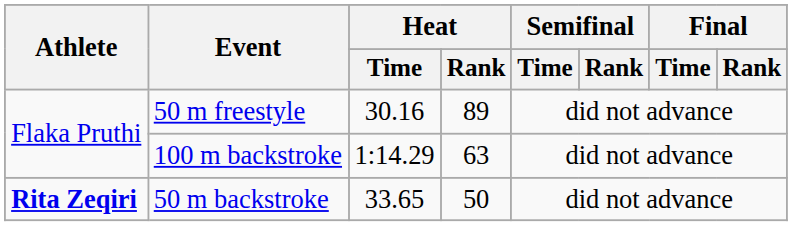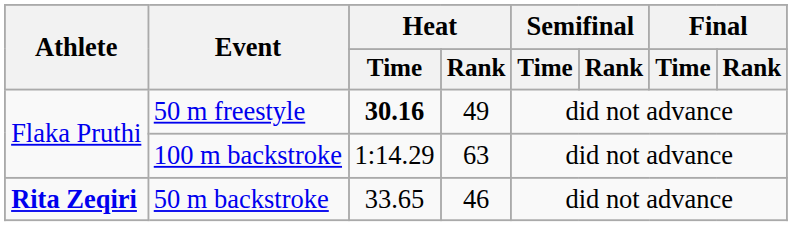(395, 111) normal -> (395, 111) bold
(476, 111) 89 -> (476, 111) 49
(476, 199) 50 -> (476, 199) 46
